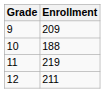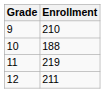(51, 29) 209 -> (51, 29) 210
